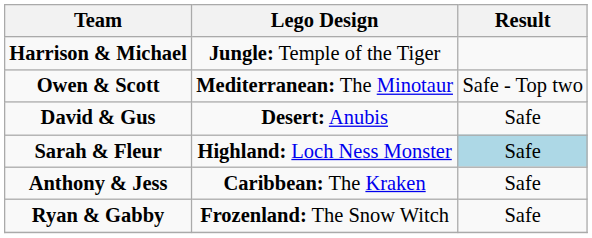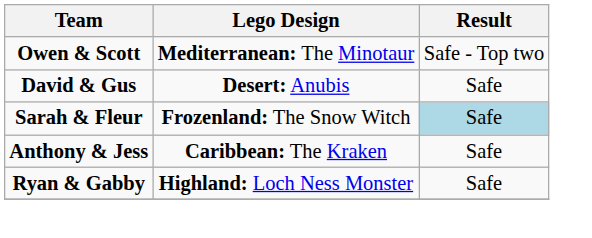- row: (98, 53)
(325, 150) Highland: Loch Ness Monster -> (286, 118) Frozenland: The Snow Witch
(325, 215) Frozenland: The Snow Witch -> (286, 183) Highland: Loch Ness Monster
